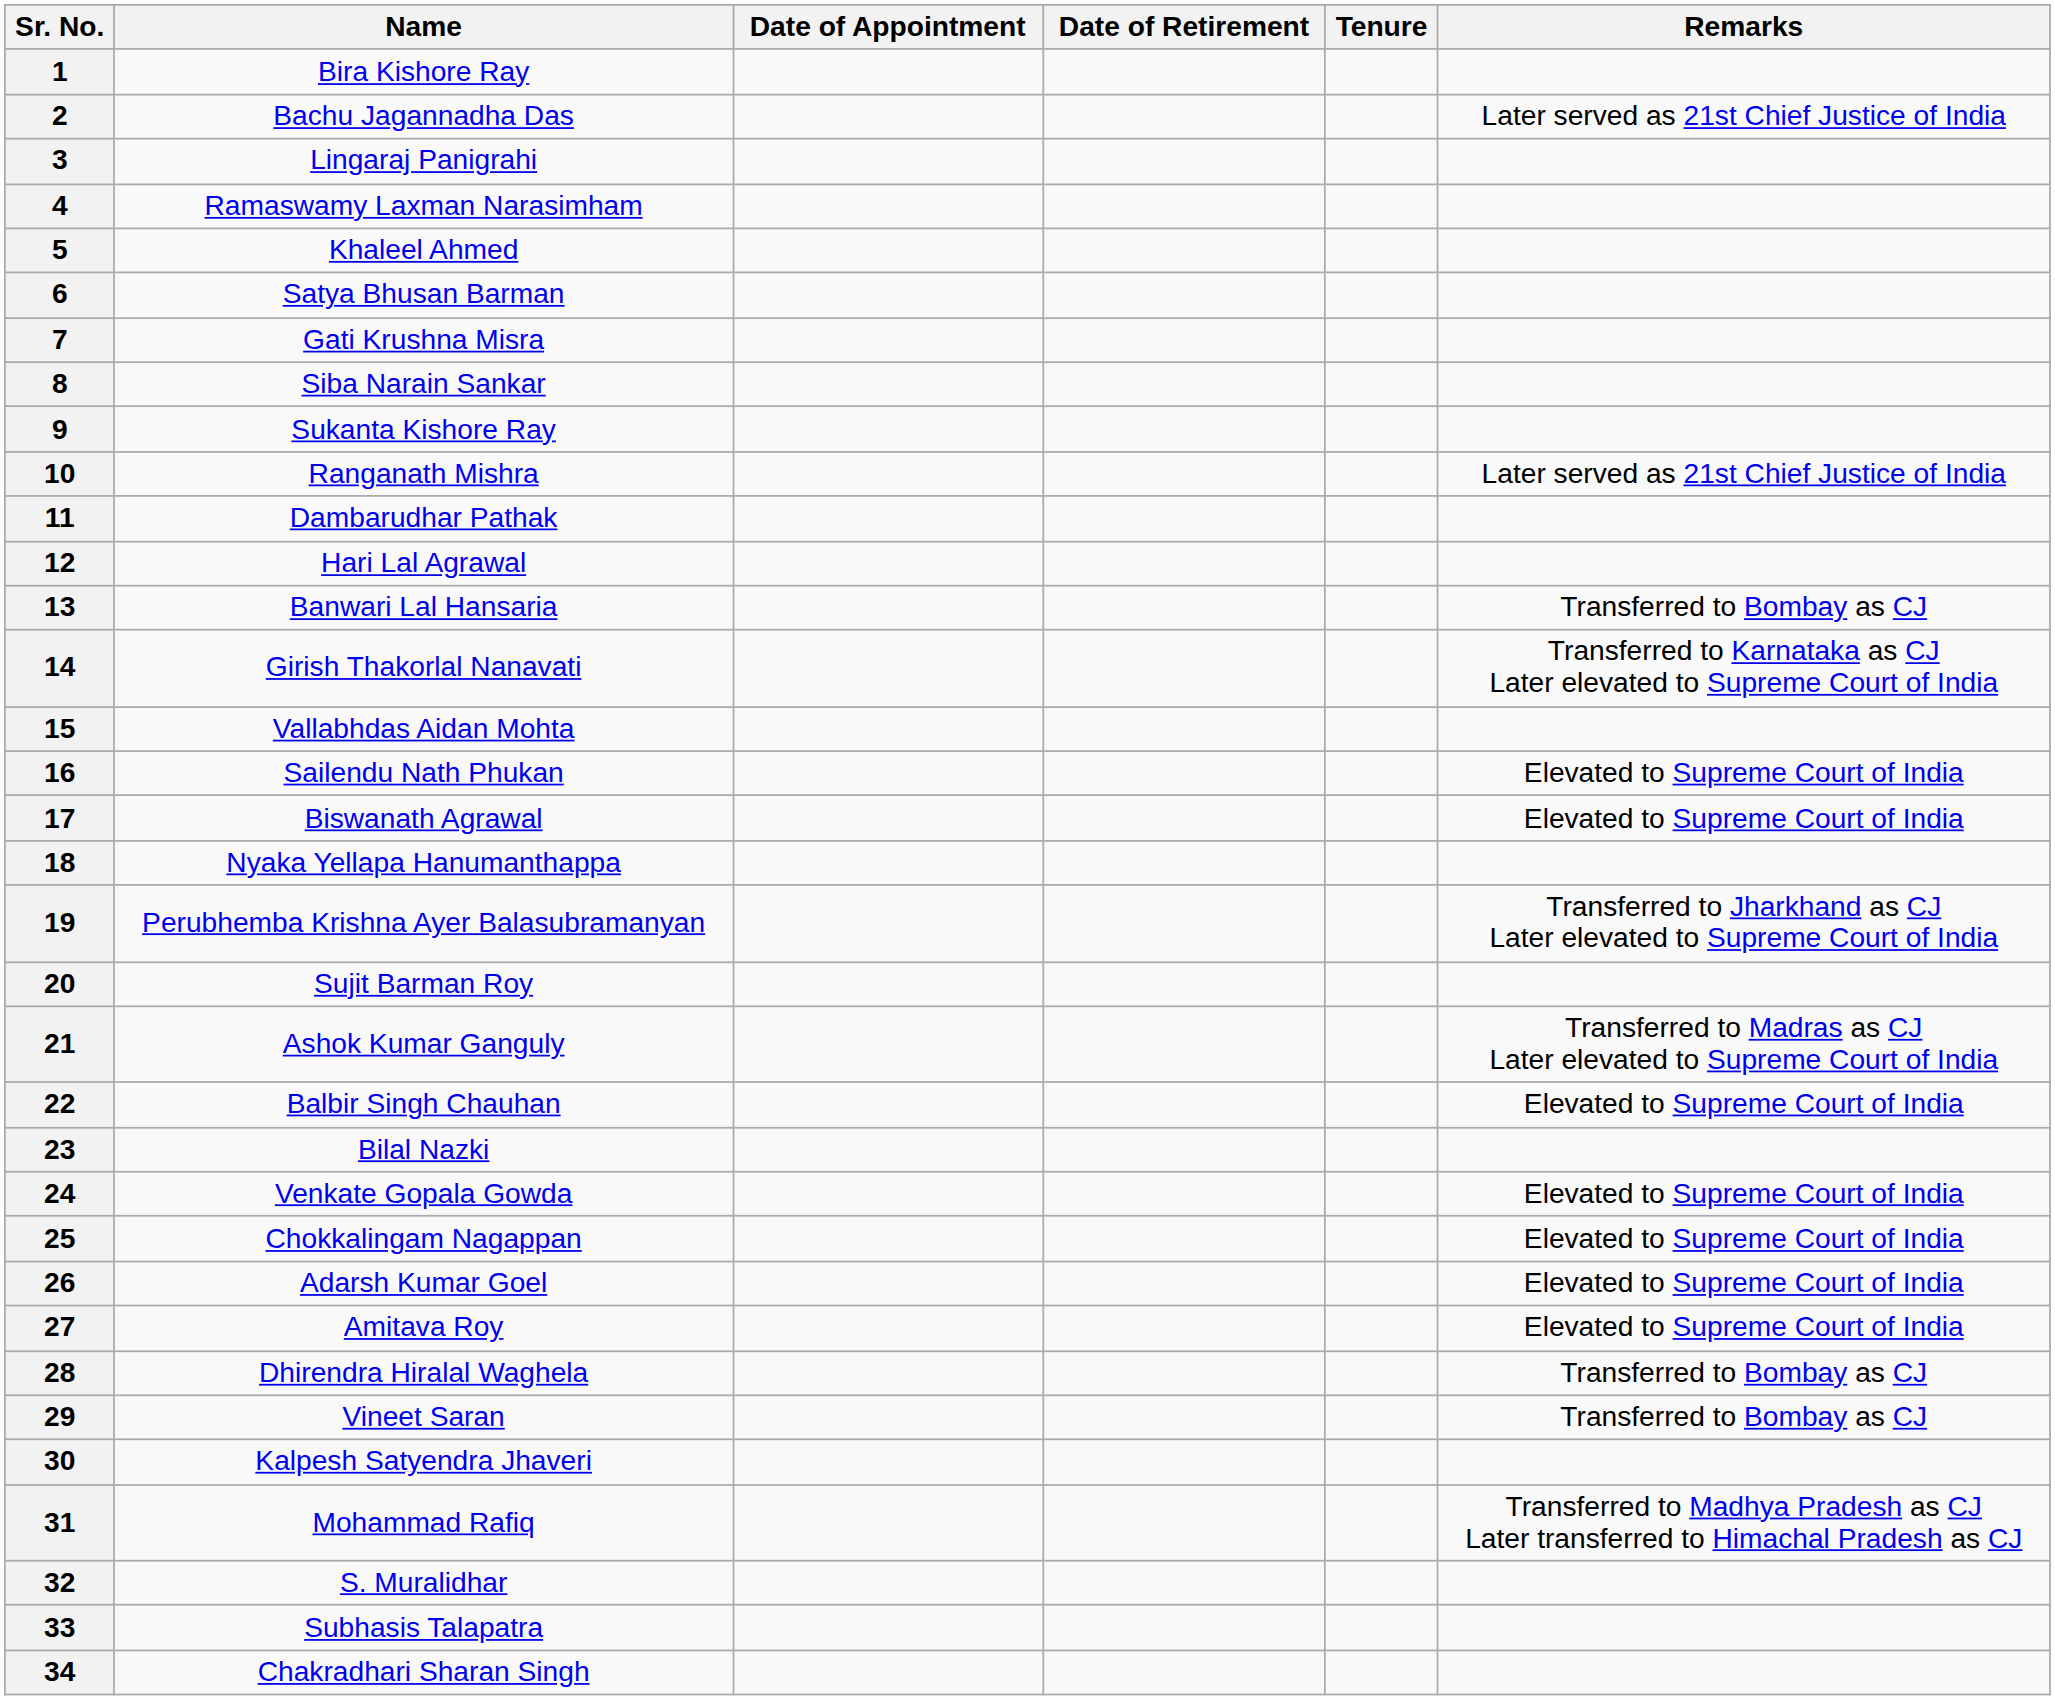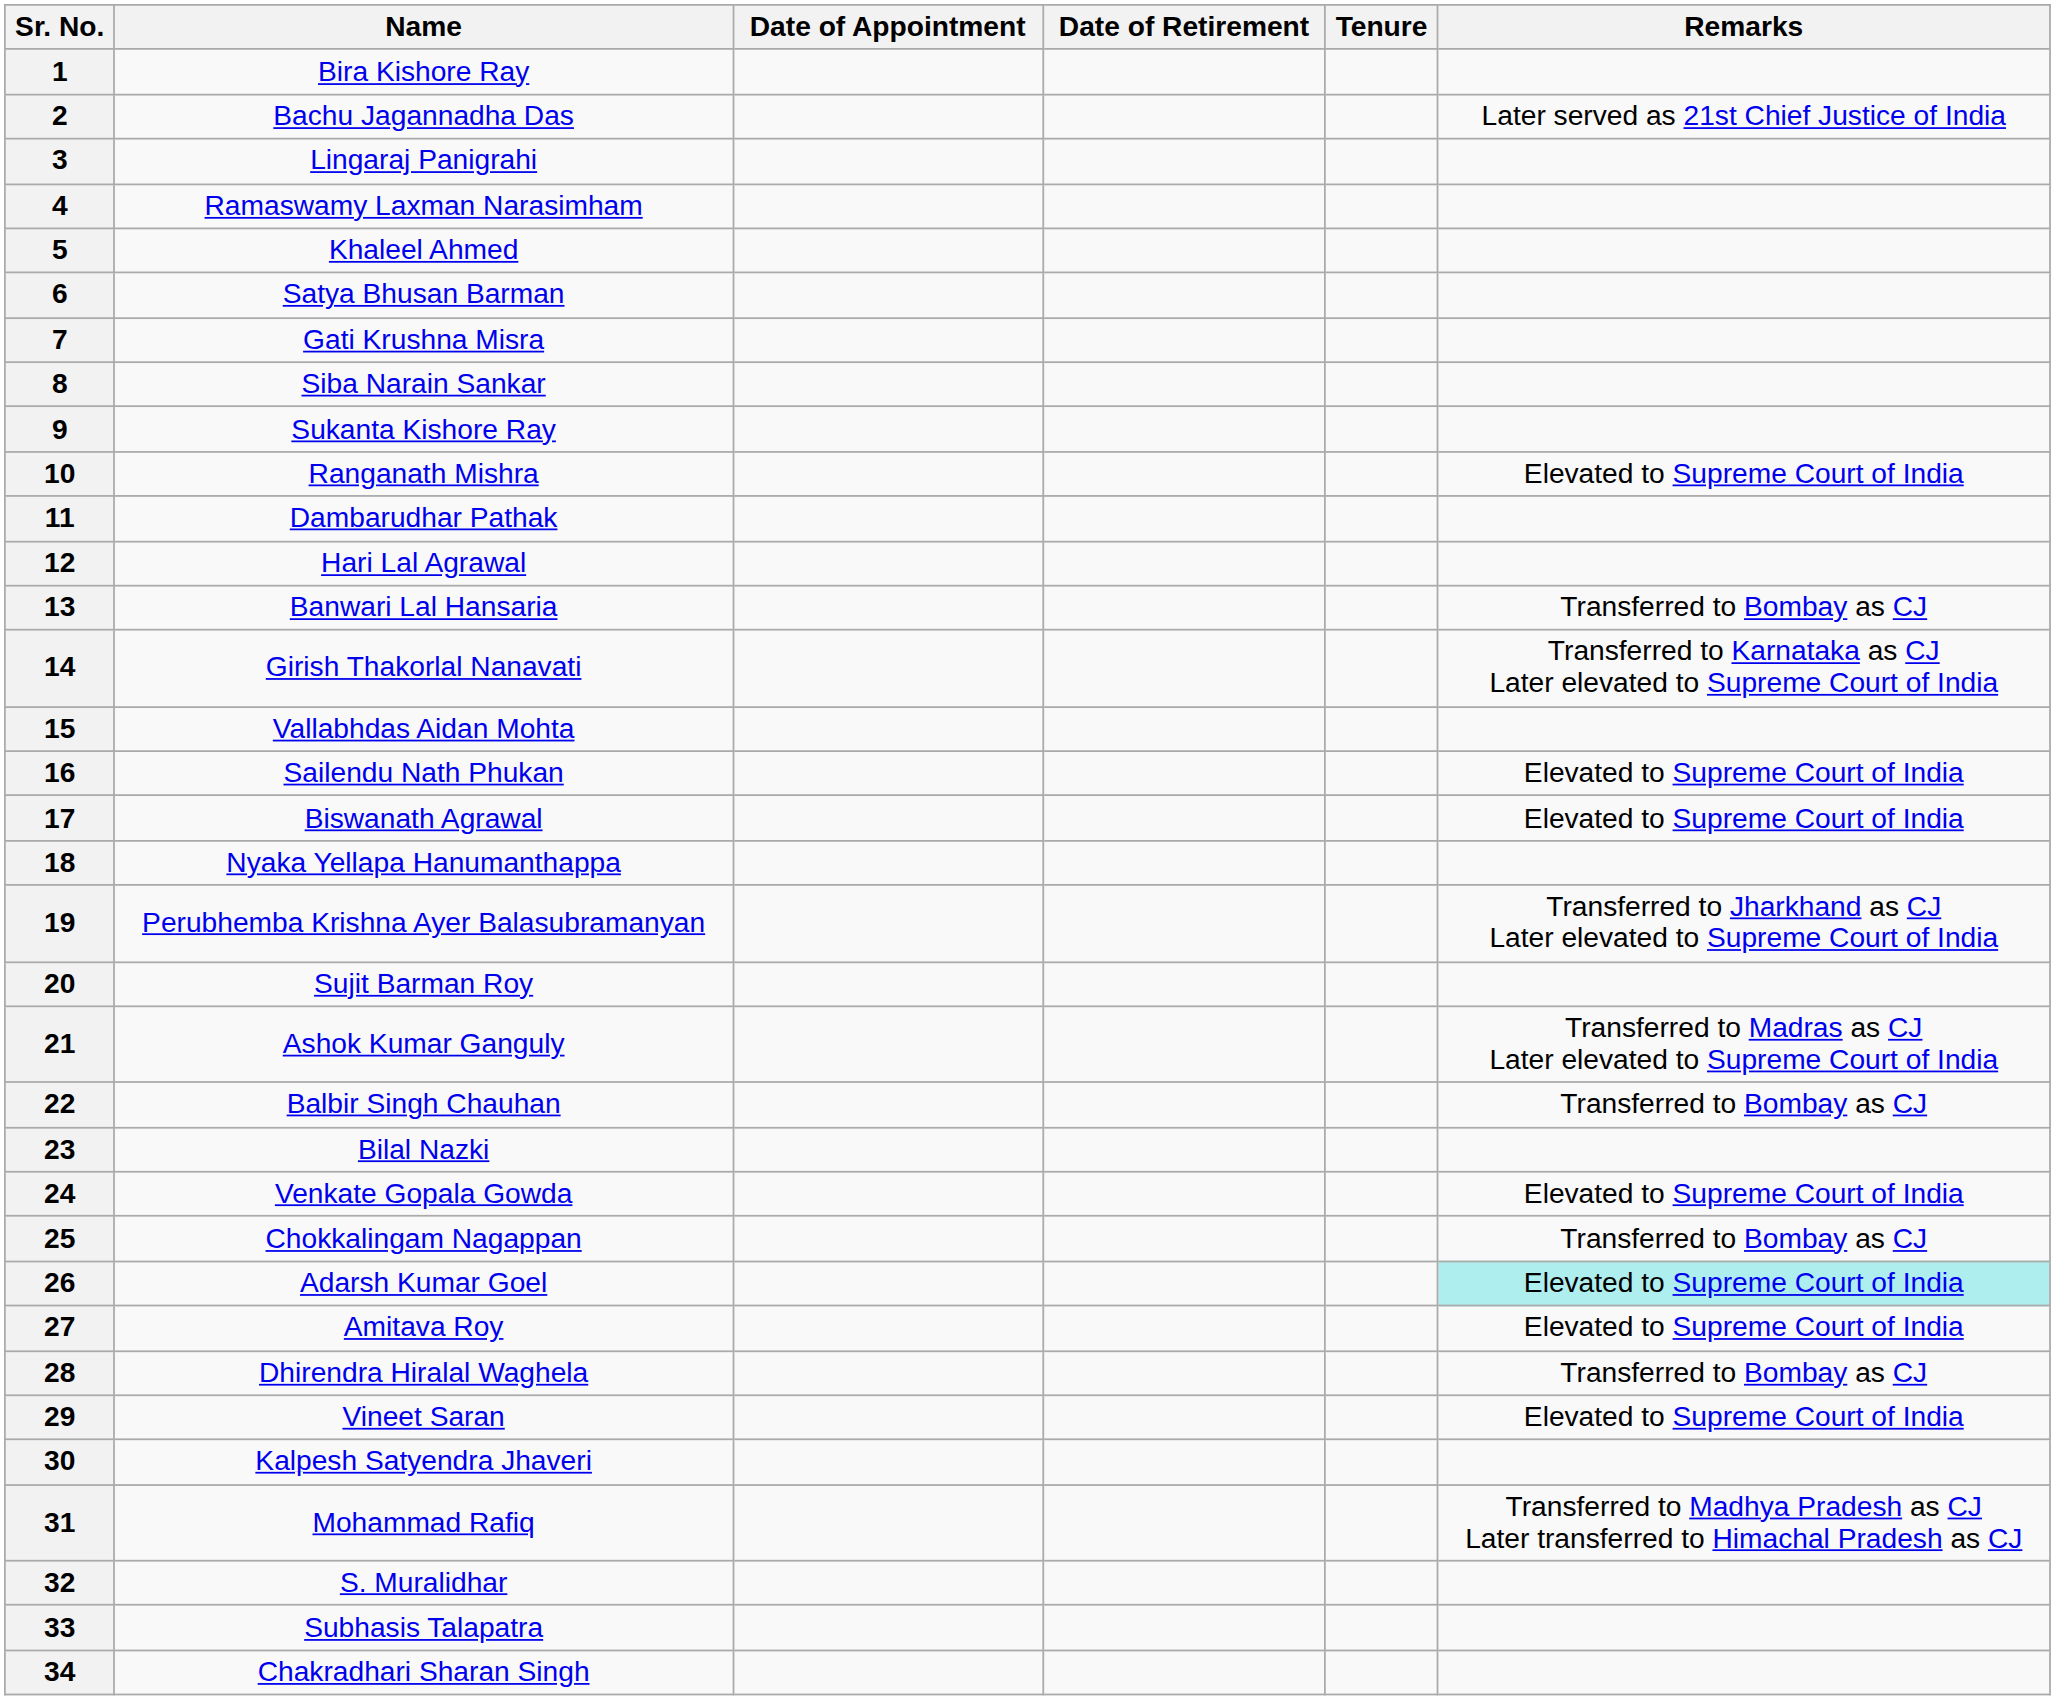(1744, 473) Later served as 21st Chief Justice of India -> (1744, 473) Elevated to Supreme Court of India
(1744, 1104) Elevated to Supreme Court of India -> (1744, 1104) Transferred to Bombay as CJ
(1744, 1238) Elevated to Supreme Court of India -> (1744, 1238) Transferred to Bombay as CJ
(1744, 1283) no background -> (1744, 1283) paleturquoise background
(1744, 1417) Transferred to Bombay as CJ -> (1744, 1417) Elevated to Supreme Court of India
